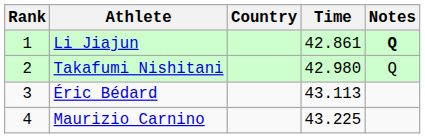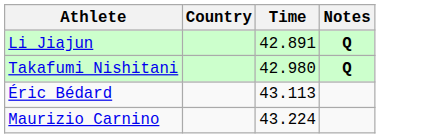- column: (27, 17)
(333, 43) 42.861 -> (288, 43) 42.891
(392, 69) normal -> (347, 69) bold
(333, 120) 43.225 -> (288, 120) 43.224
